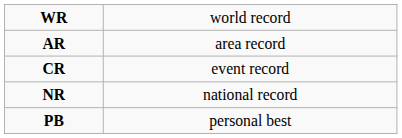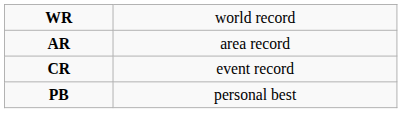- row: (54, 94)
